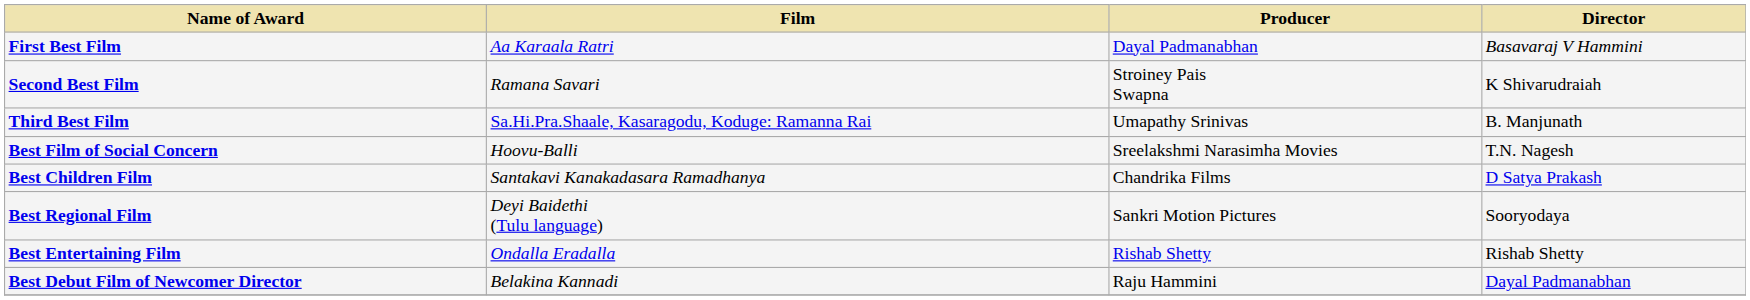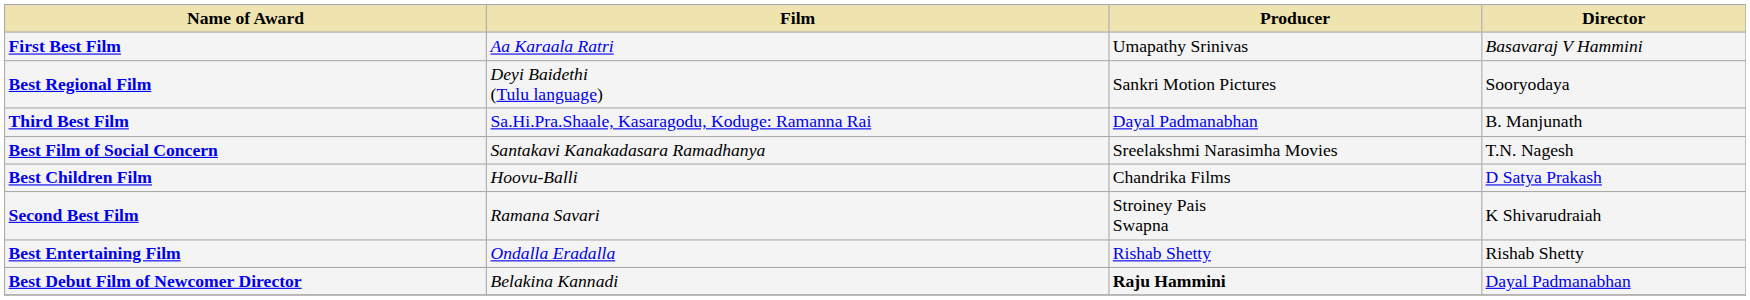(1185, 46) Dayal Padmanabhan -> (1180, 46) Umapathy Srinivas
rows swapped: (74, 84) <-> (80, 215)
(1180, 121) Umapathy Srinivas -> (1185, 121) Dayal Padmanabhan
(534, 149) Hoovu-Balli -> (628, 149) Santakavi Kanakadasara Ramadhanya
(628, 177) Santakavi Kanakadasara Ramadhanya -> (534, 177) Hoovu-Balli
(1165, 281) normal -> (1169, 281) bold
